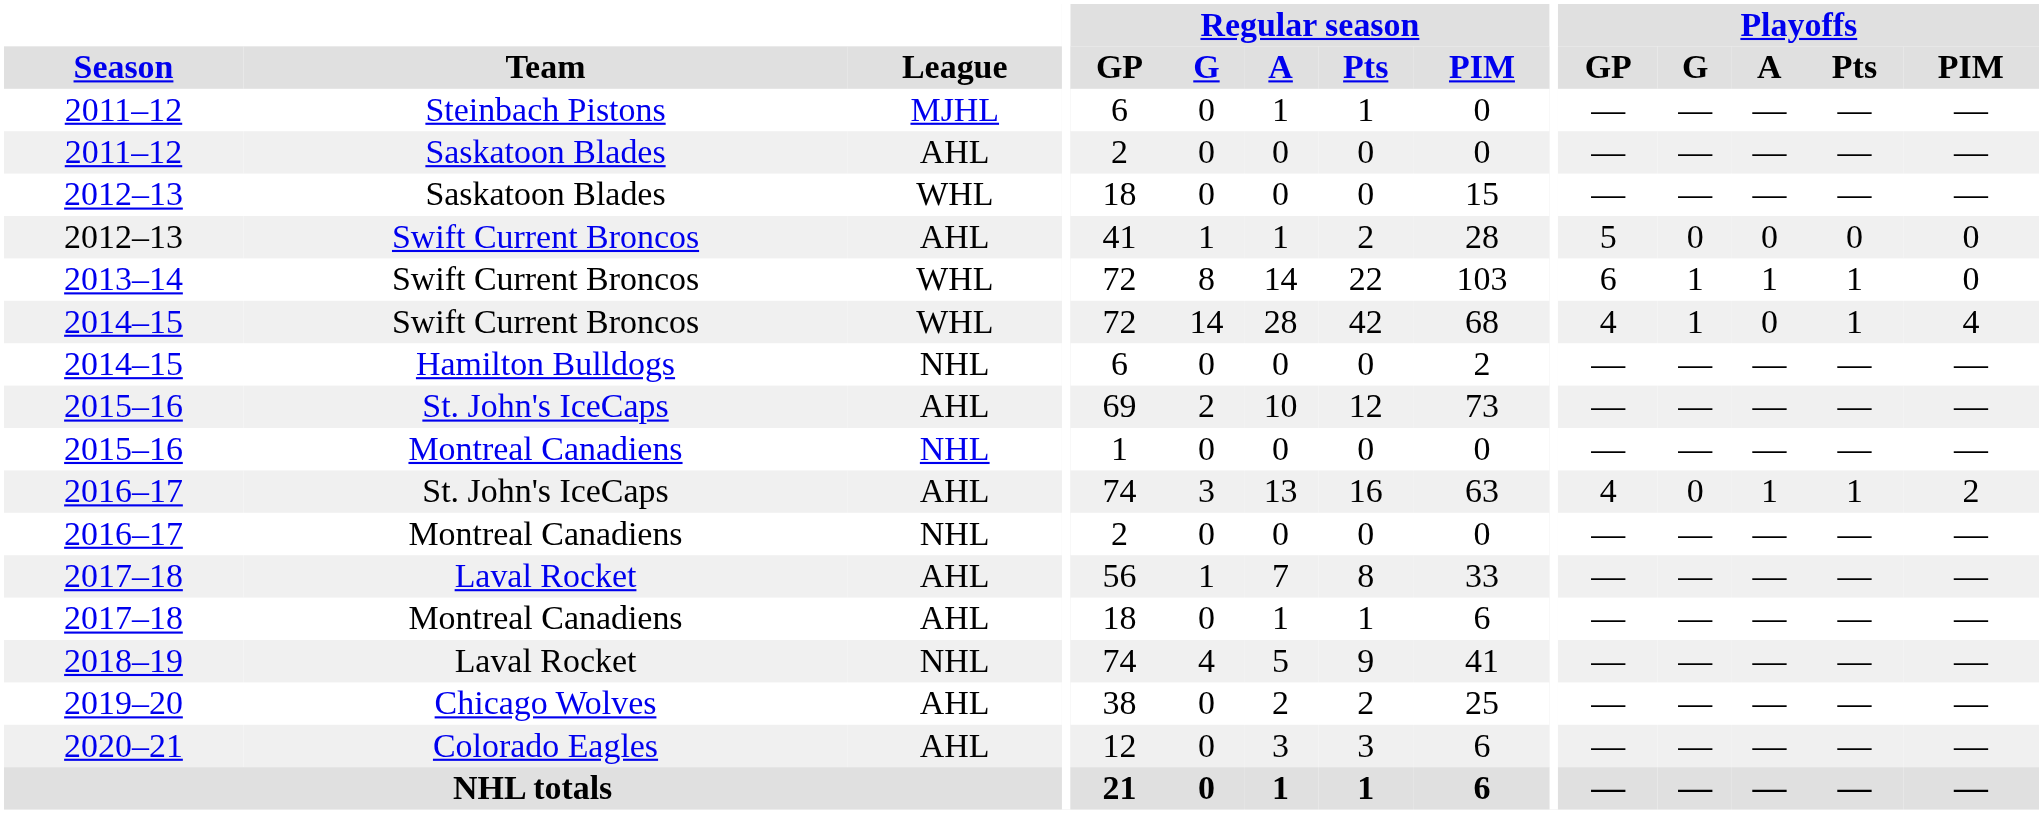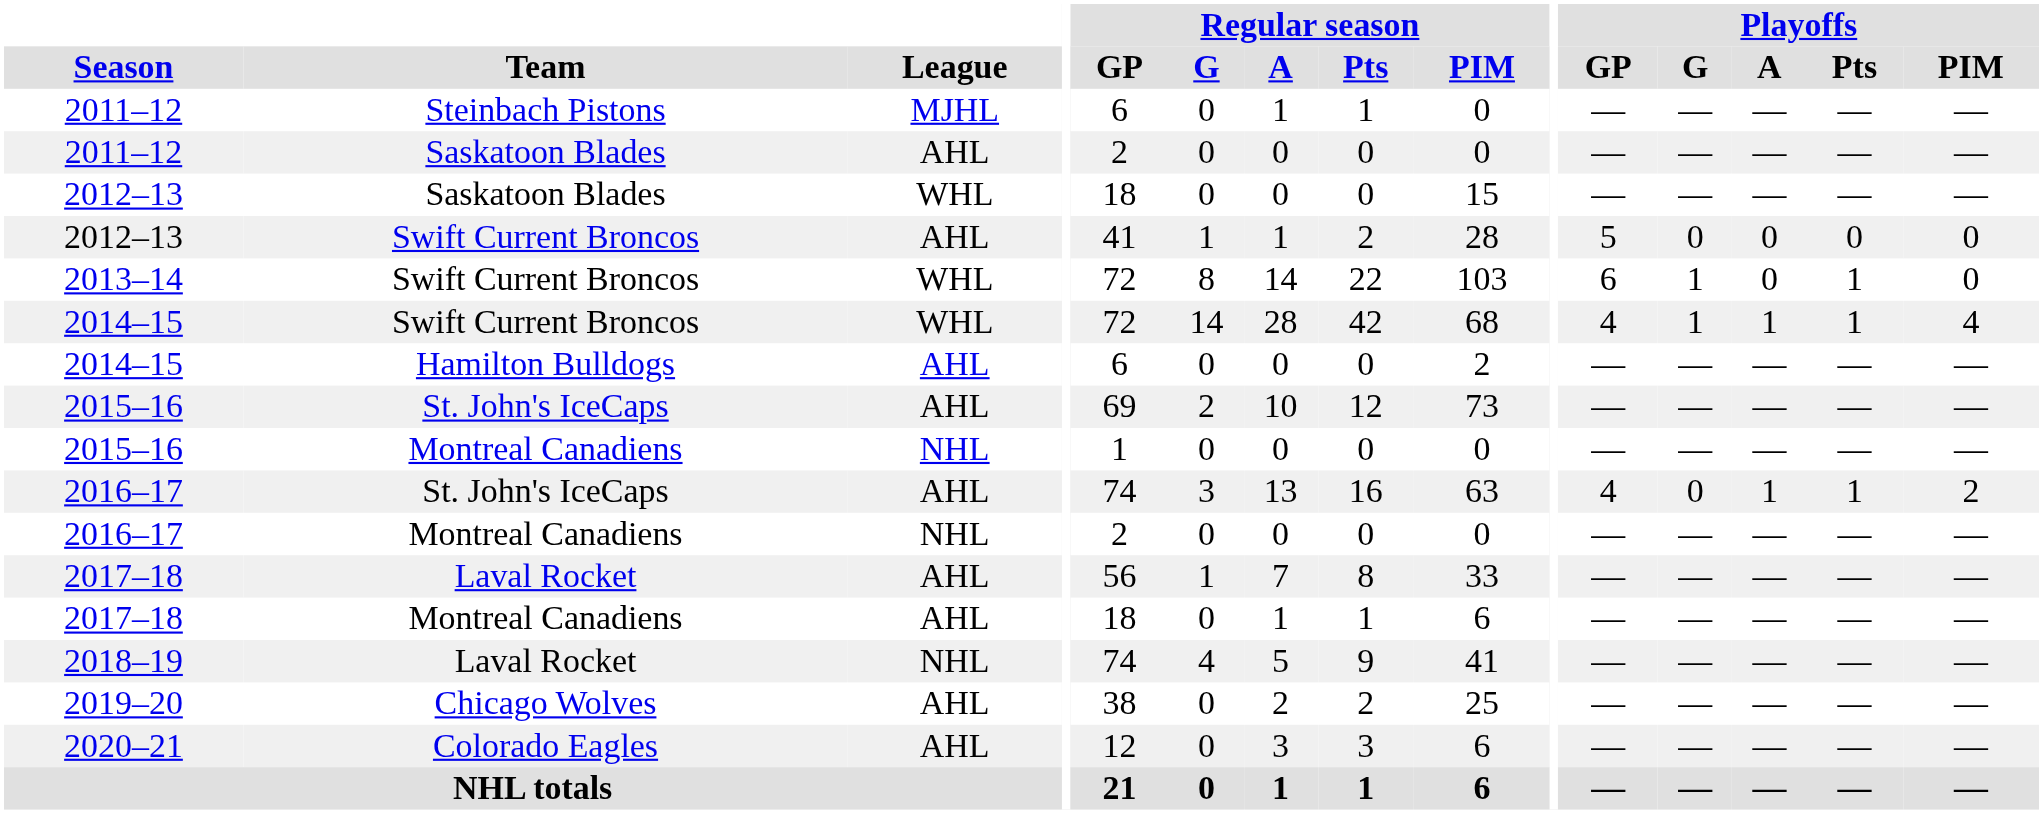(1769, 279) 1 -> (1769, 279) 0
(1769, 321) 0 -> (1769, 321) 1
(955, 363) NHL -> (955, 363) AHL
